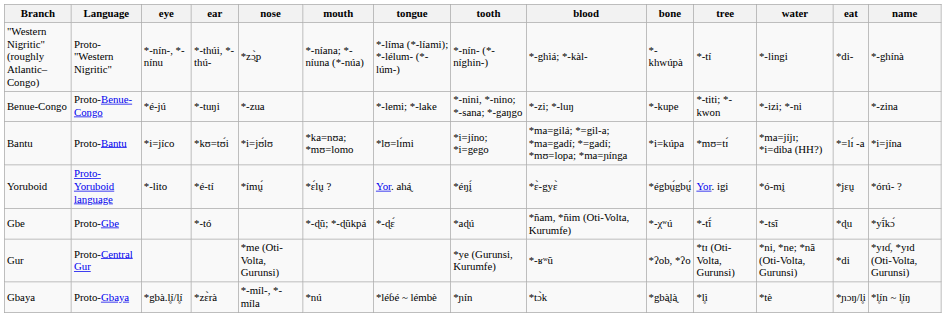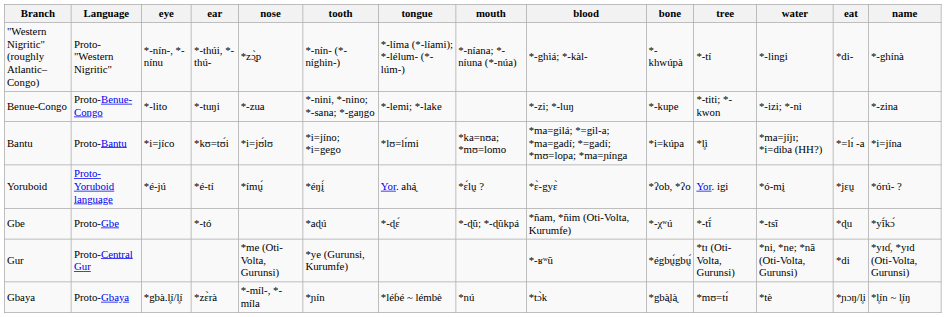columns swapped: (488, 13) <-> (338, 13)
(155, 106) *é-jú -> (156, 106) *-lito
(712, 143) *mʊ=tɪ́ -> (702, 143) *l̥ì
(156, 187) *-lito -> (155, 187) *é-jú
(670, 187) *égbṵ́gbṵ́ -> (670, 187) *ʔob, *ʔo
(670, 260) *ʔob, *ʔo -> (670, 260) *égbṵ́gbṵ́
(702, 297) *l̥ì -> (712, 297) *mʊ=tɪ́
